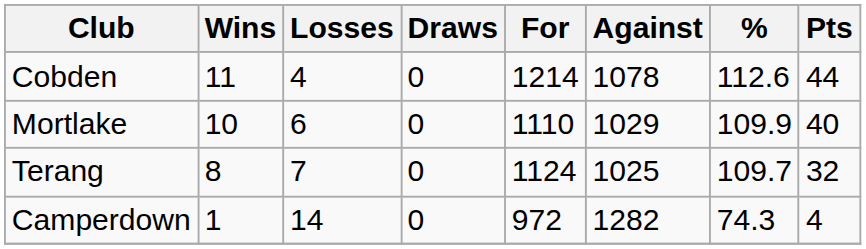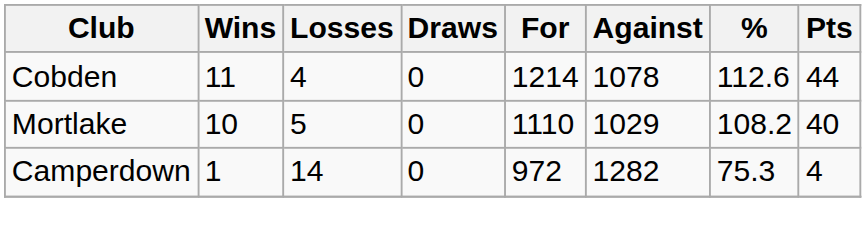(298, 123) 6 -> (298, 123) 5
(754, 123) 109.9 -> (754, 123) 108.2
- row: (58, 171)
(746, 219) 74.3 -> (746, 171) 75.3
